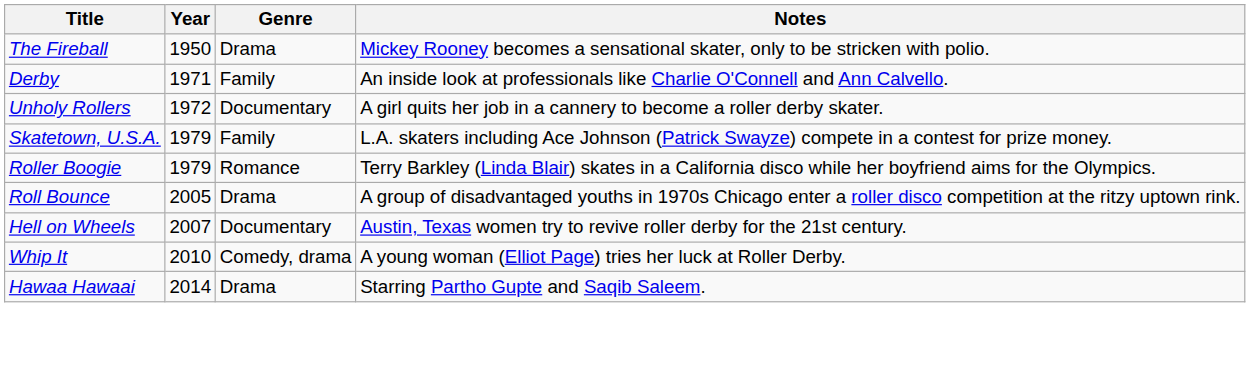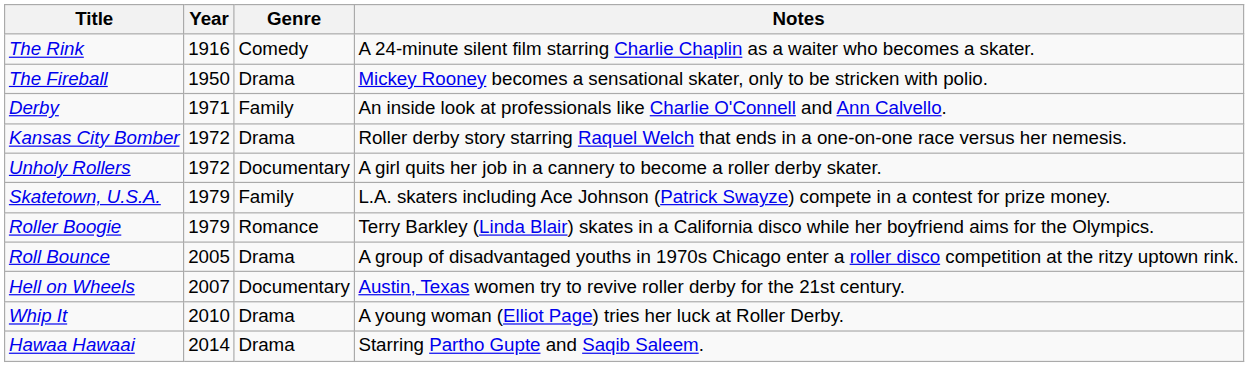+ row: (46, 49)
+ row: (94, 138)
(286, 256) Comedy, drama -> (267, 316) Drama
